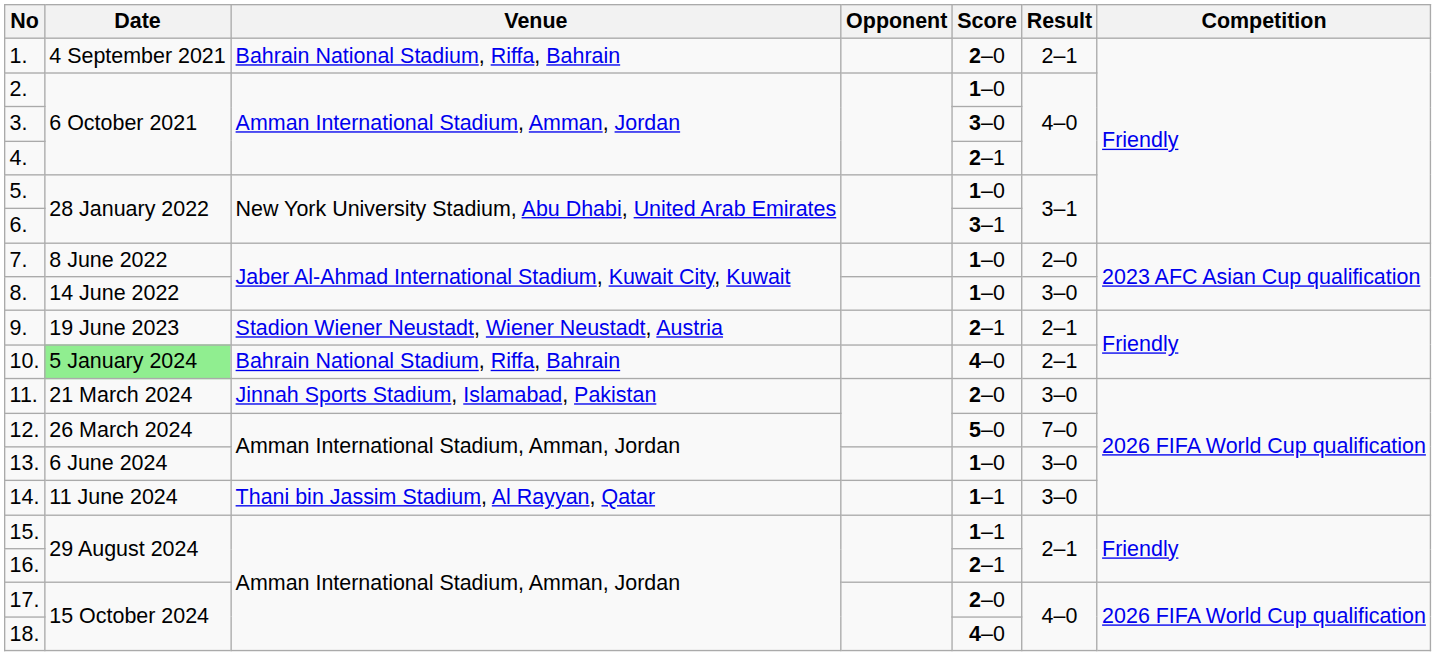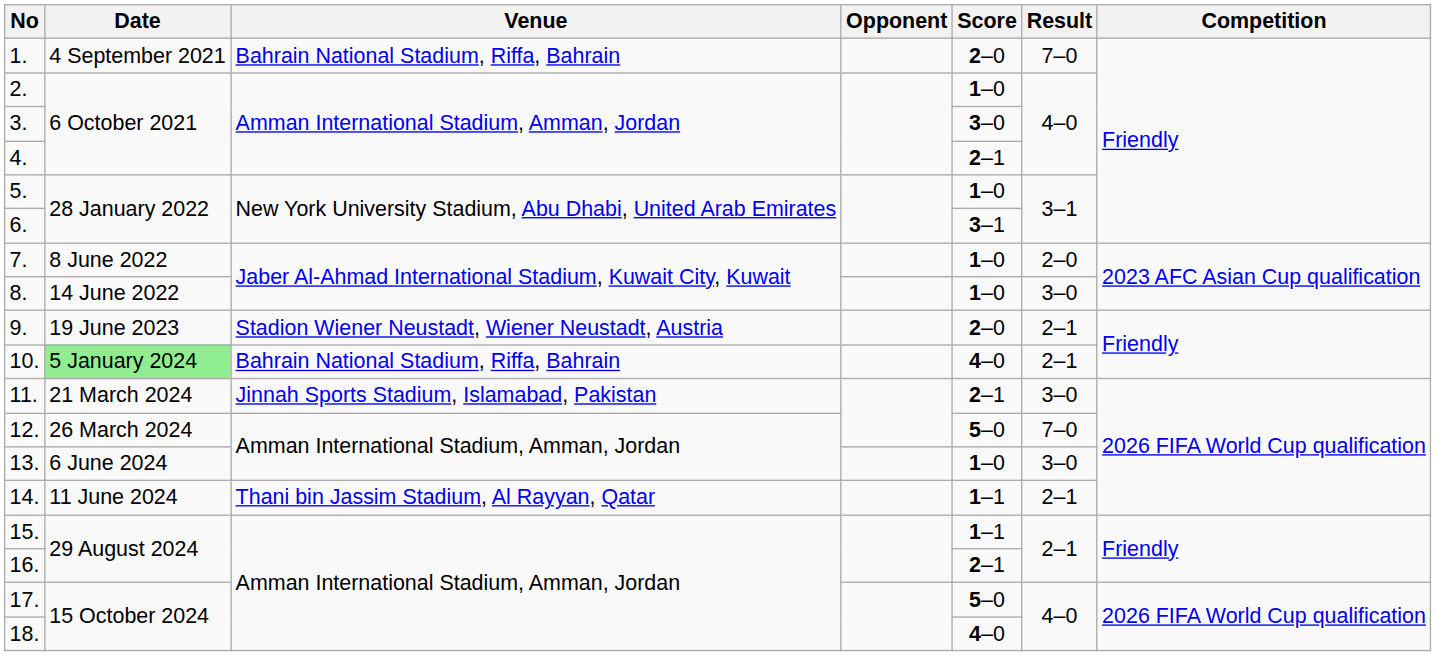(1059, 55) 2–1 -> (1059, 55) 7–0
(987, 327) 2–1 -> (987, 327) 2–0
(987, 395) 2–0 -> (987, 395) 2–1
(1059, 497) 3–0 -> (1059, 497) 2–1
(987, 599) 2–0 -> (987, 599) 5–0
